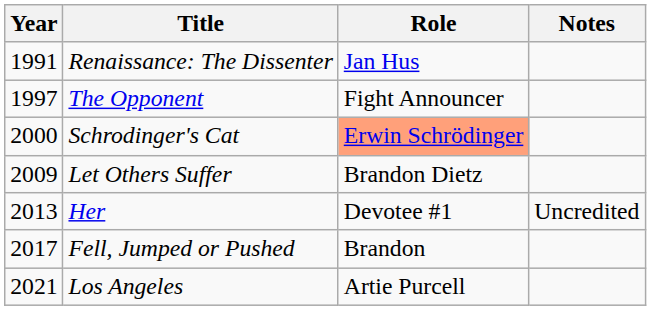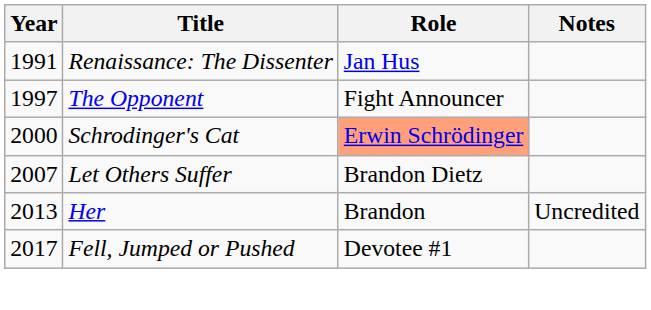(34, 173) 2009 -> (34, 173) 2007
(398, 211) Devotee #1 -> (385, 211) Brandon
(385, 248) Brandon -> (398, 248) Devotee #1
- row: (126, 286)
